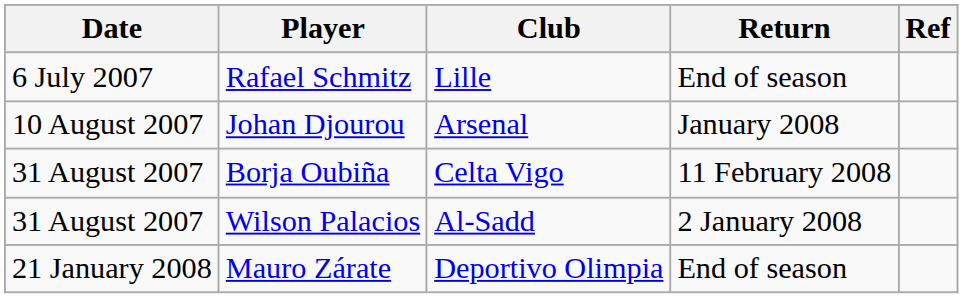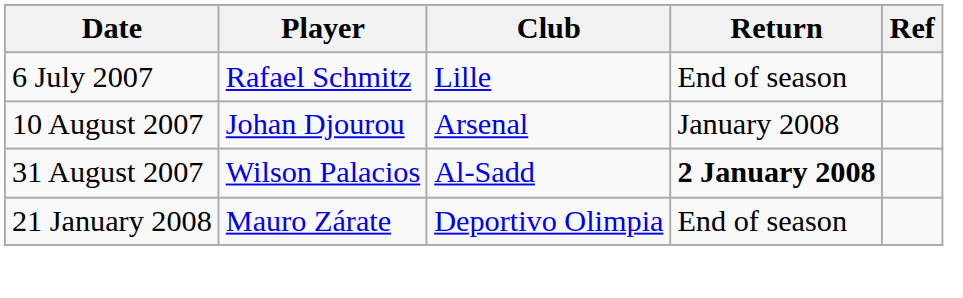- row: (308, 172)
(770, 220) normal -> (777, 172) bold
